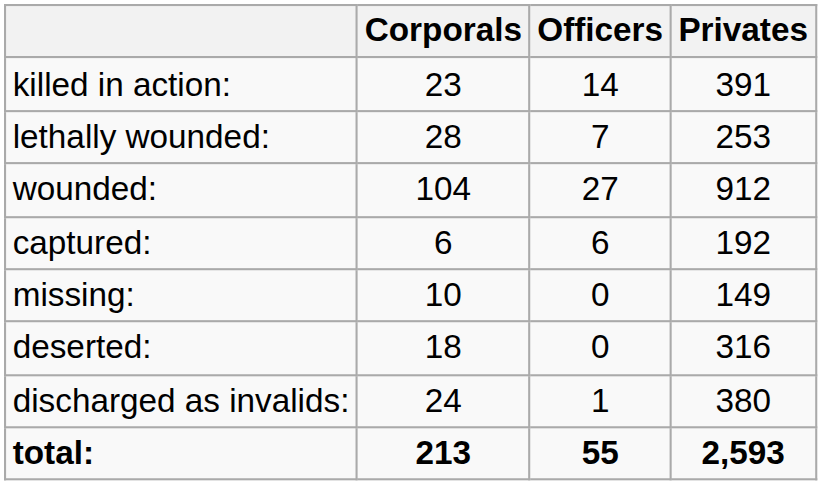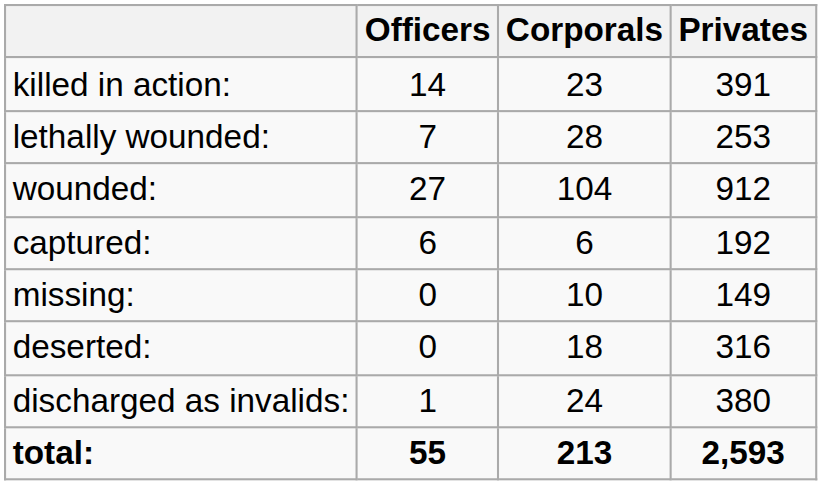columns swapped: (600, 30) <-> (443, 30)
